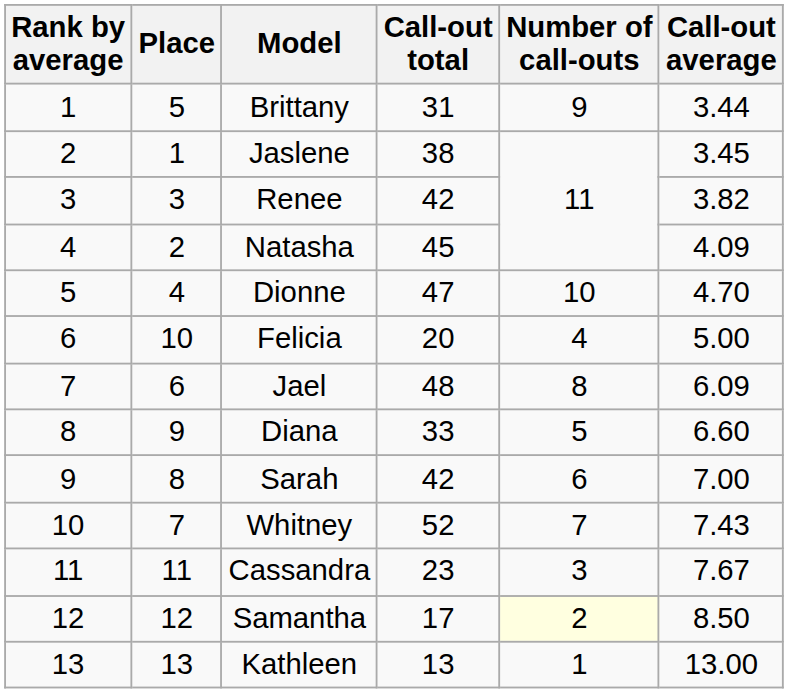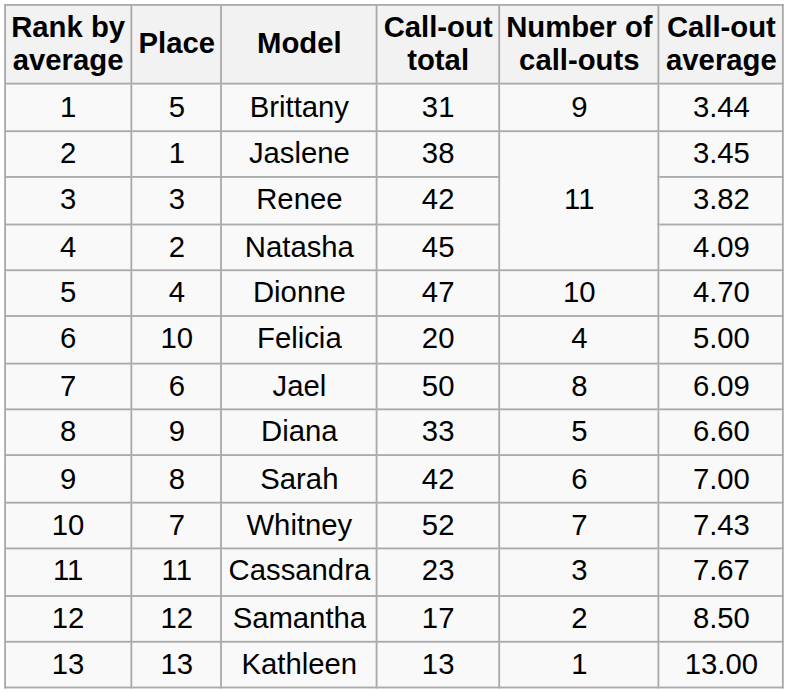(438, 385) 48 -> (438, 385) 50
(579, 617) lightyellow background -> (579, 617) no background
